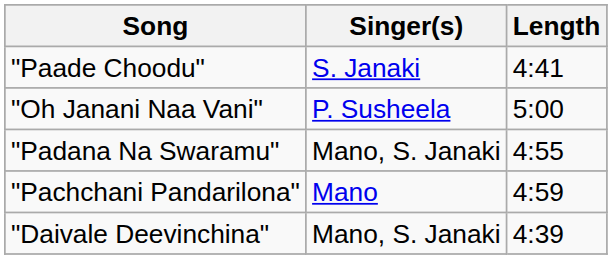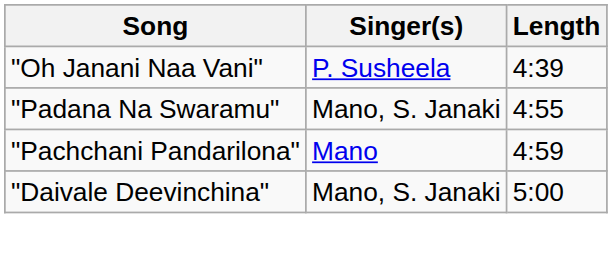- row: (108, 67)
(538, 109) 5:00 -> (538, 67) 4:39
(538, 234) 4:39 -> (538, 192) 5:00
